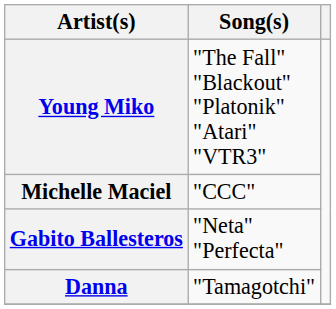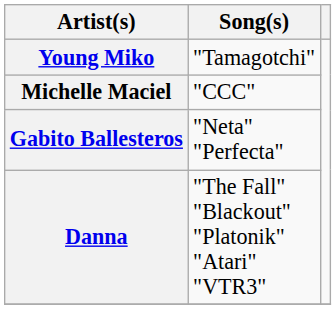(242, 106) "The Fall" "Blackout" "Platonik" "Atari" "VTR3" -> (254, 57) "Tamagotchi"
(254, 286) "Tamagotchi" -> (242, 236) "The Fall" "Blackout" "Platonik" "Atari" "VTR3"
